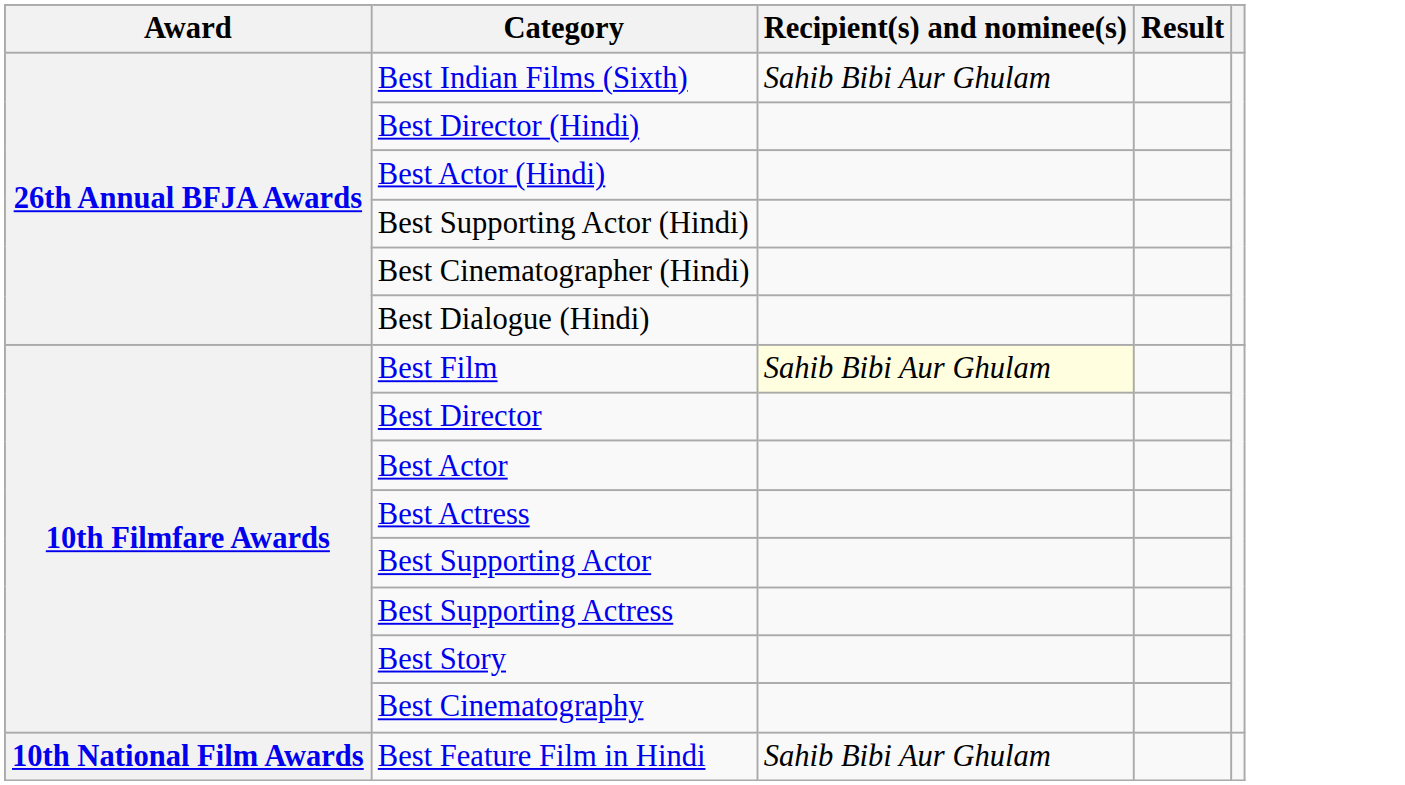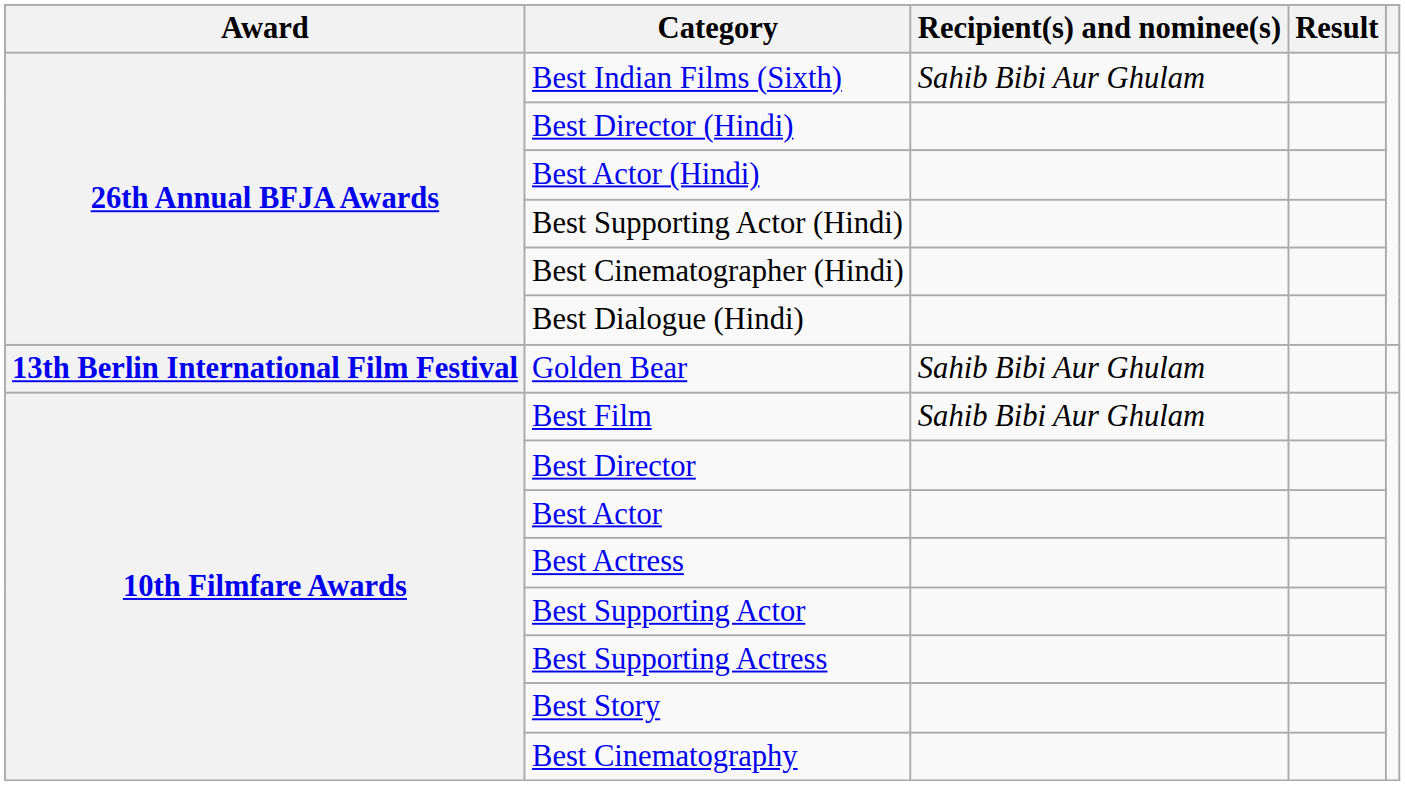+ row: (610, 367)
(907, 367) lightyellow background -> (1061, 416) no background
- row: (542, 755)
